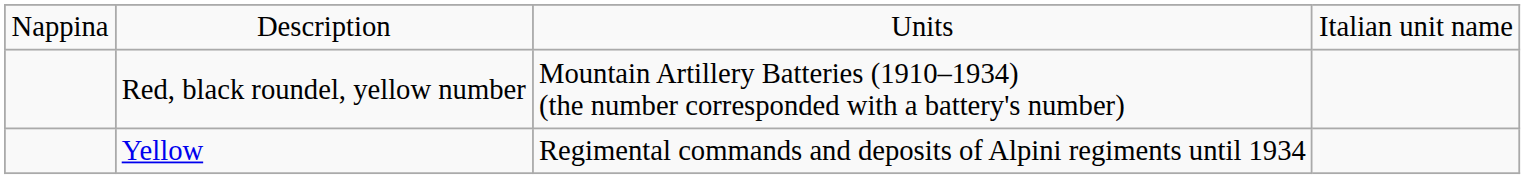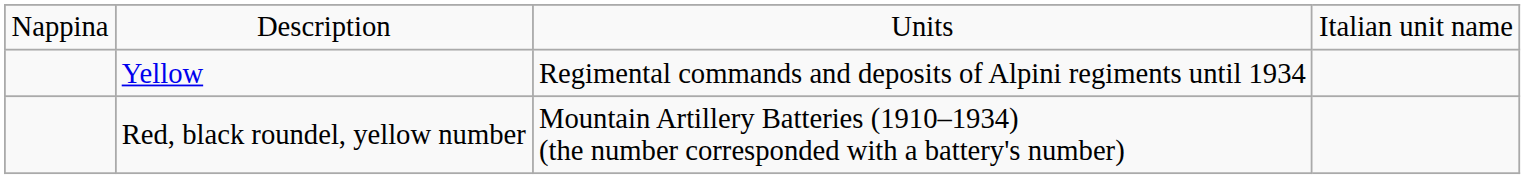rows swapped: (162, 150) <-> (324, 88)
